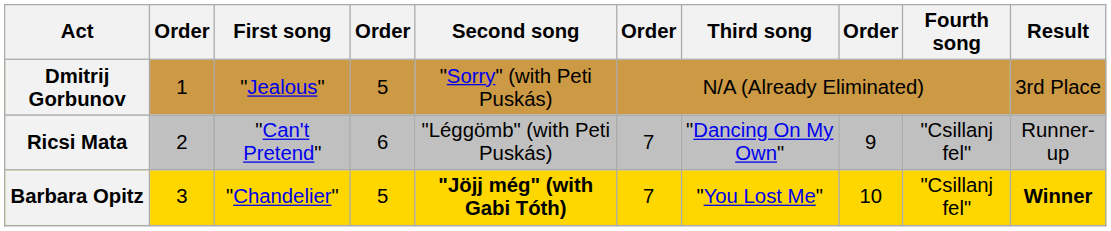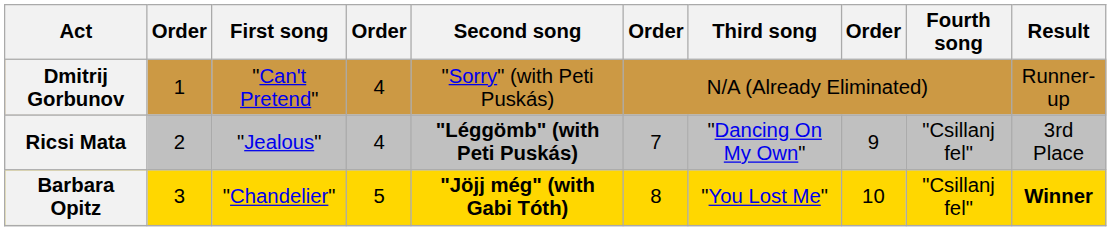(282, 87) "Jealous" -> (279, 87) "Can't Pretend"
(383, 87) 5 -> (379, 87) 4
(1058, 87) 3rd Place -> (1059, 87) Runner-up
(282, 142) "Can't Pretend" -> (279, 142) "Jealous"
(383, 142) 6 -> (379, 142) 4
(516, 142) normal -> (518, 142) bold
(1058, 142) Runner-up -> (1059, 142) 3rd Place
(649, 197) 7 -> (656, 197) 8
